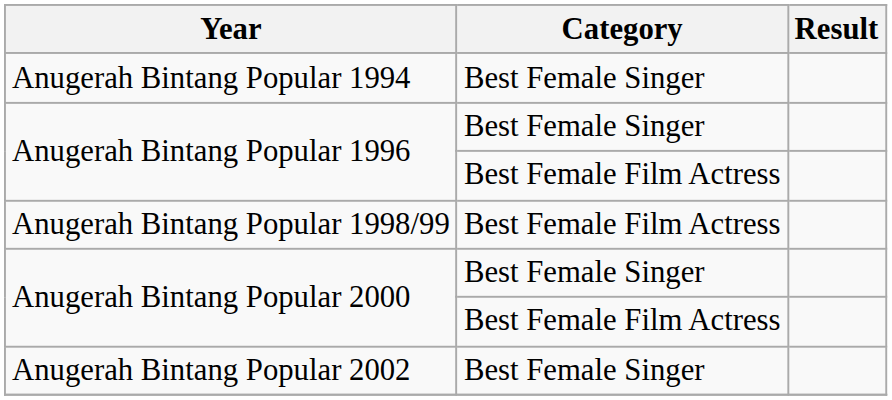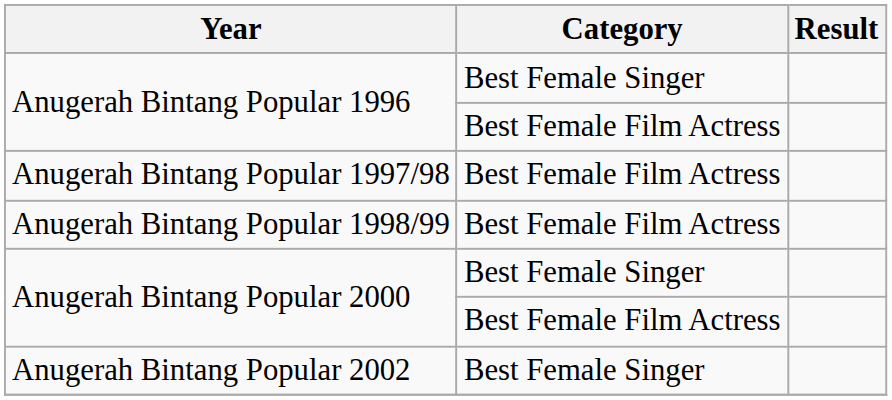- row: (211, 77)
+ row: (231, 175)
